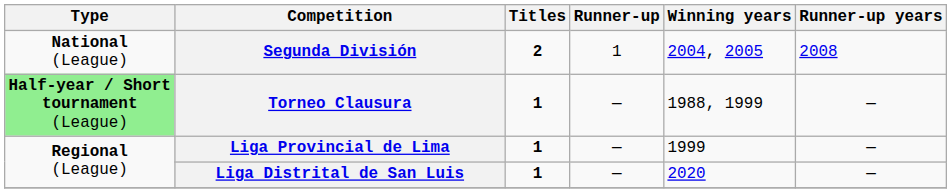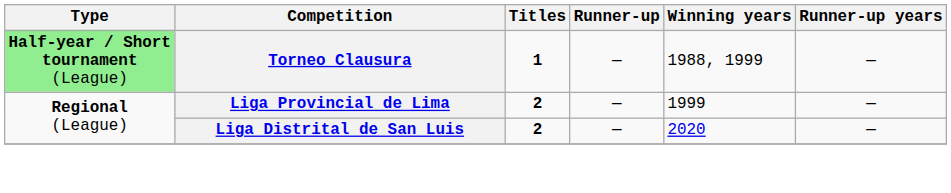- row: (340, 53)
(537, 149) 1 -> (537, 105) 2
(537, 175) 1 -> (537, 131) 2
